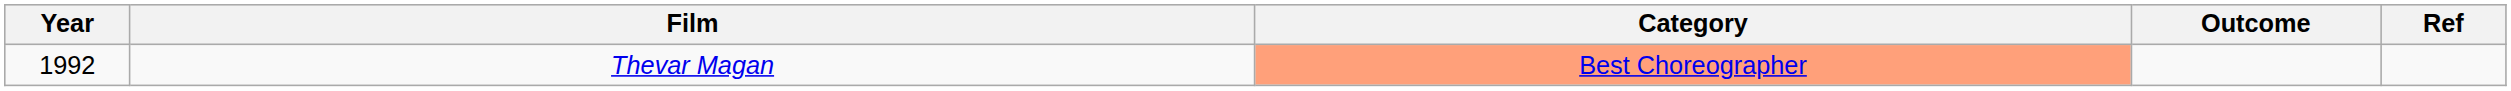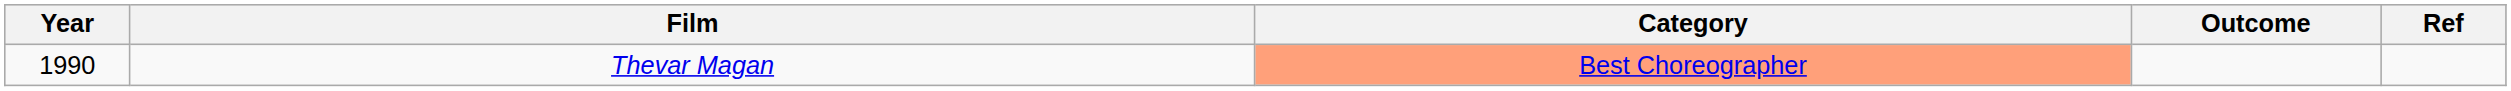(67, 64) 1992 -> (67, 64) 1990
